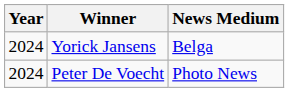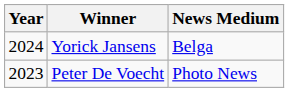(26, 73) 2024 -> (26, 73) 2023
